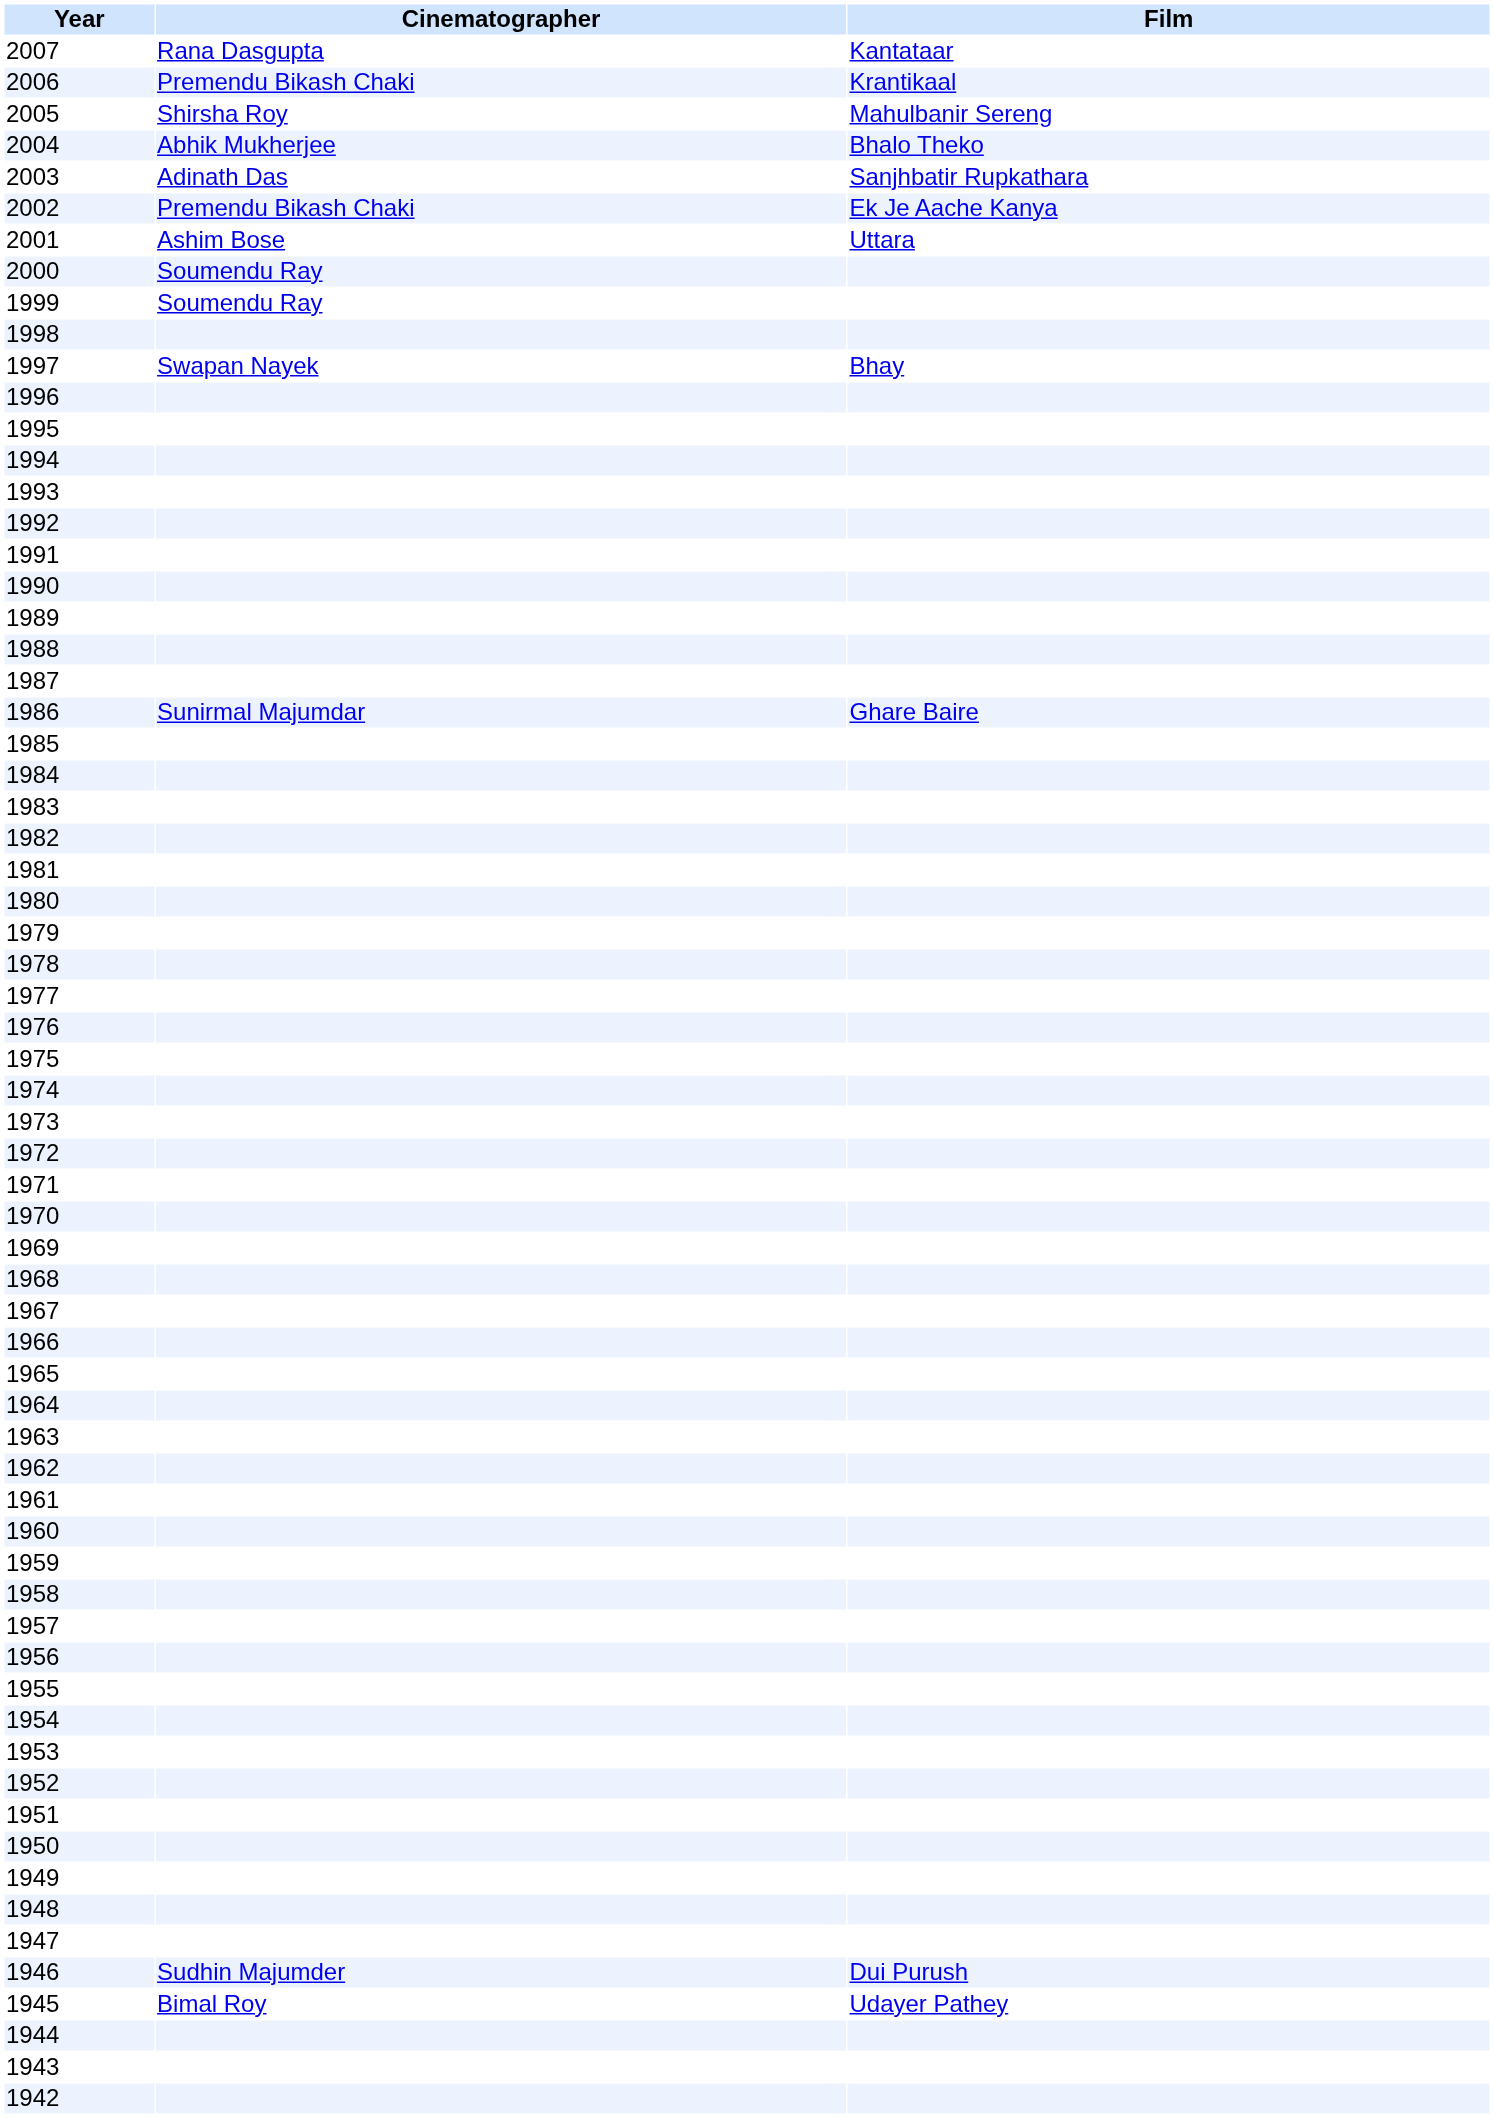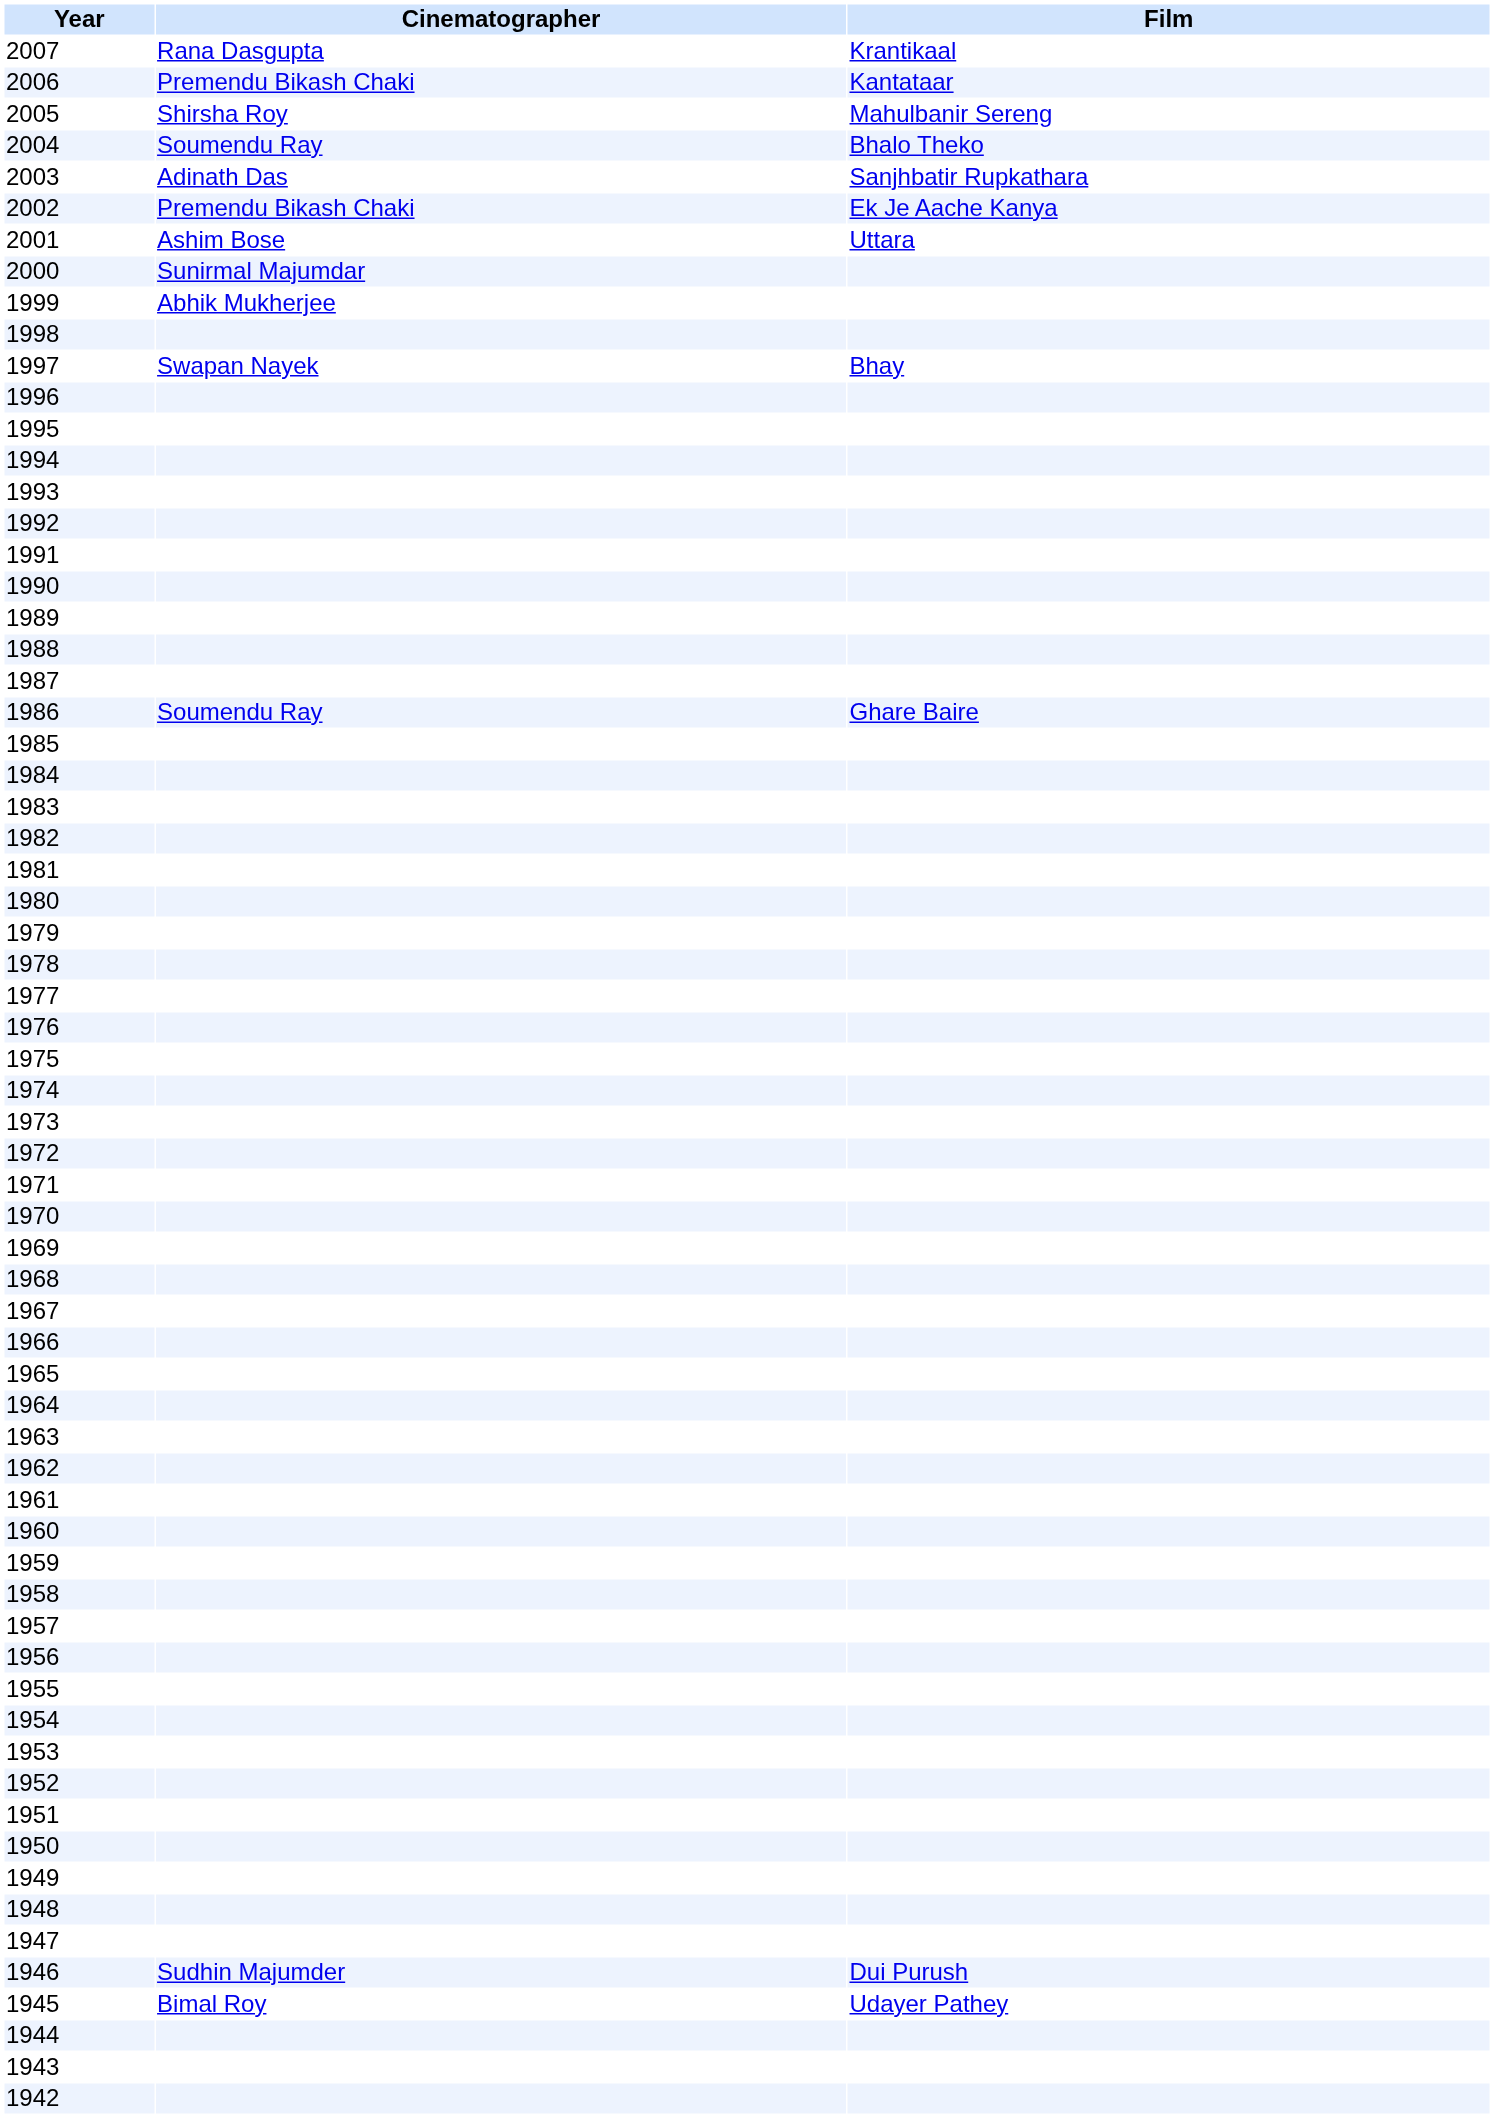(902, 50) Kantataar -> (903, 50) Krantikaal
(903, 82) Krantikaal -> (902, 82) Kantataar
(246, 145) Abhik Mukherjee -> (240, 145) Soumendu Ray
(240, 271) Soumendu Ray -> (261, 271) Sunirmal Majumdar
(240, 302) Soumendu Ray -> (246, 302) Abhik Mukherjee
(261, 712) Sunirmal Majumdar -> (240, 712) Soumendu Ray
